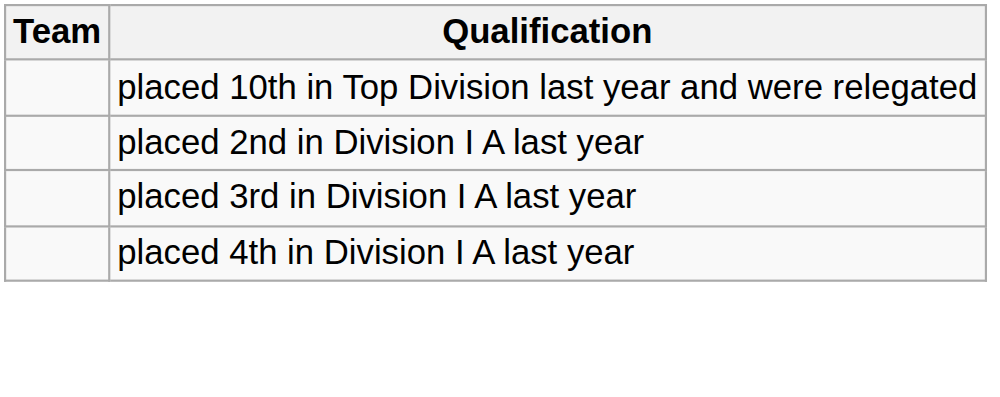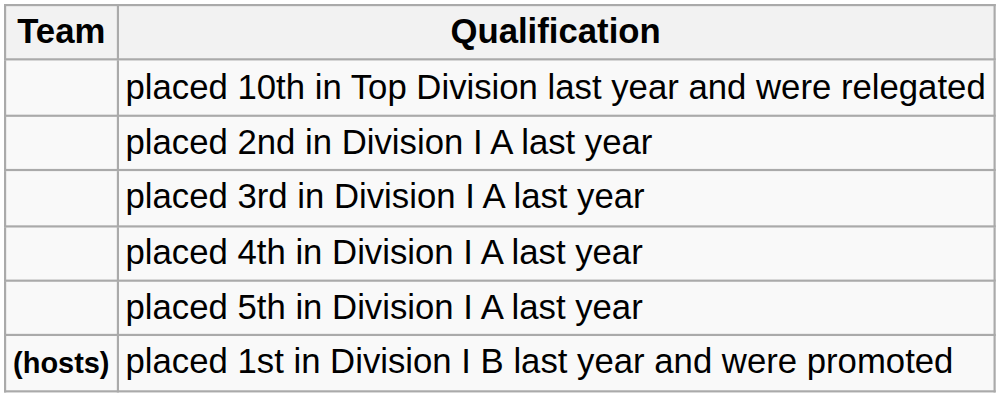+ row: (384, 307)
+ row: (539, 362)
